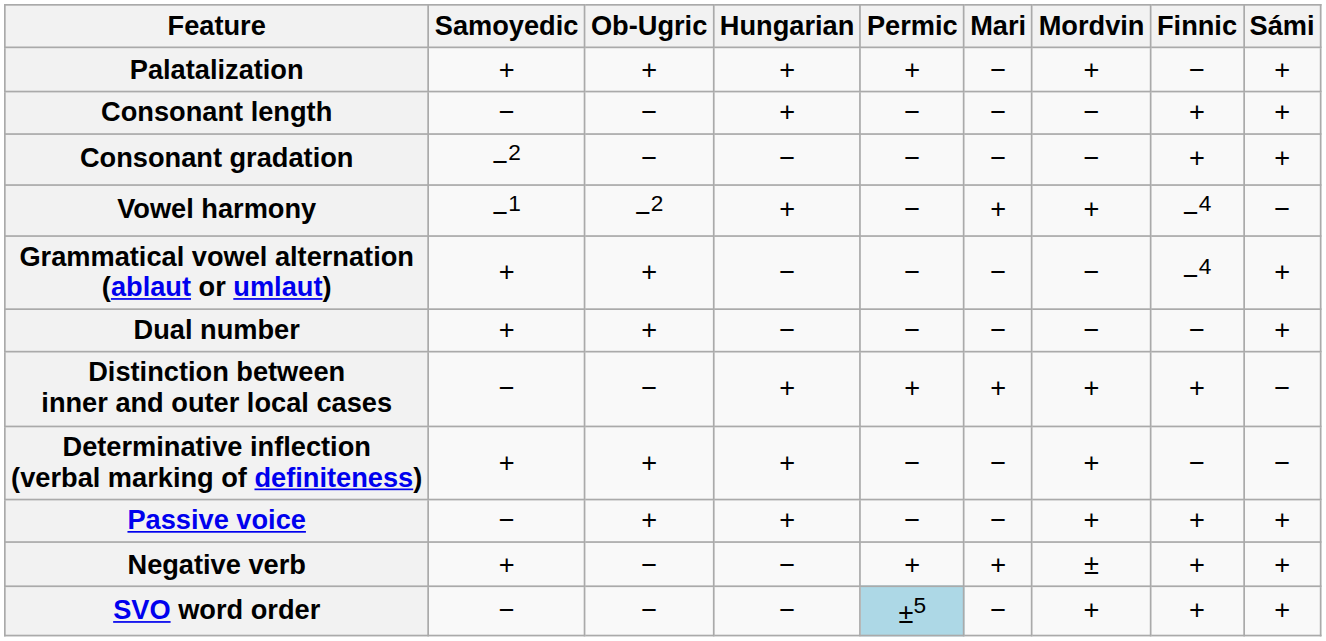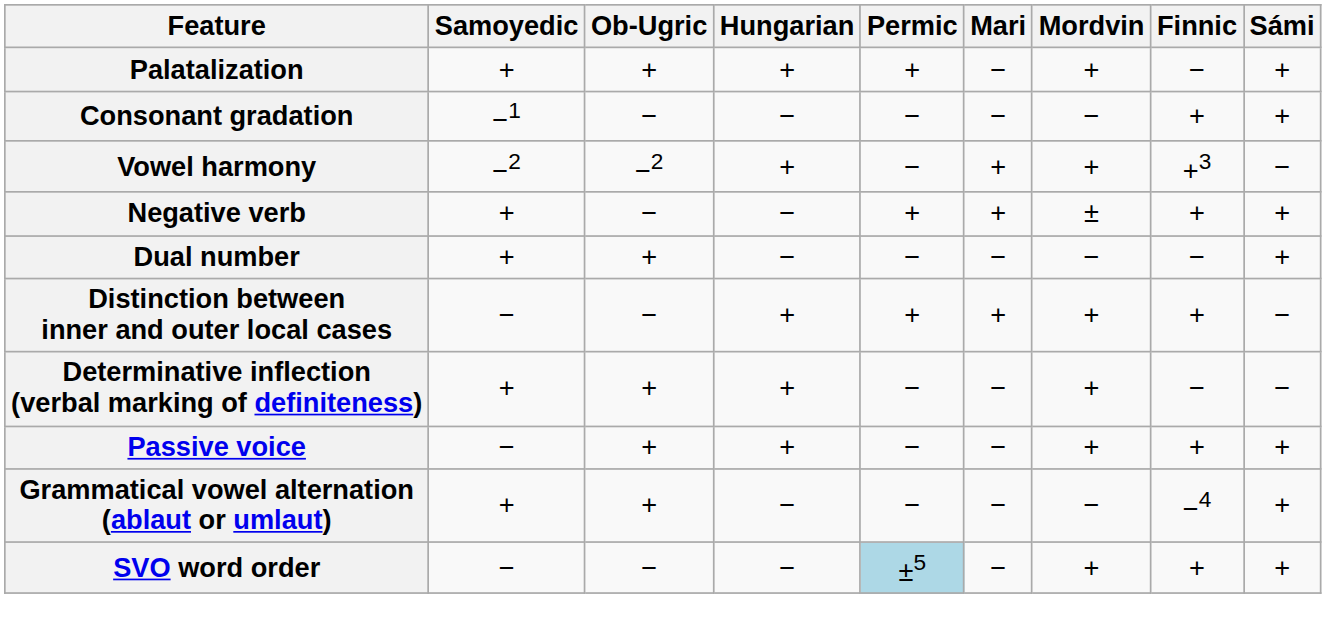- row: (217, 112)
(507, 159) −2 -> (507, 116) −1
(507, 209) −1 -> (507, 166) −2
(1197, 209) −4 -> (1197, 166) +3
rows swapped: (217, 271) <-> (217, 563)
